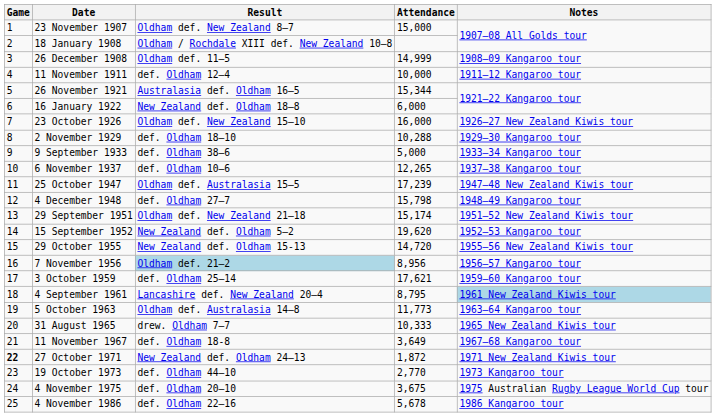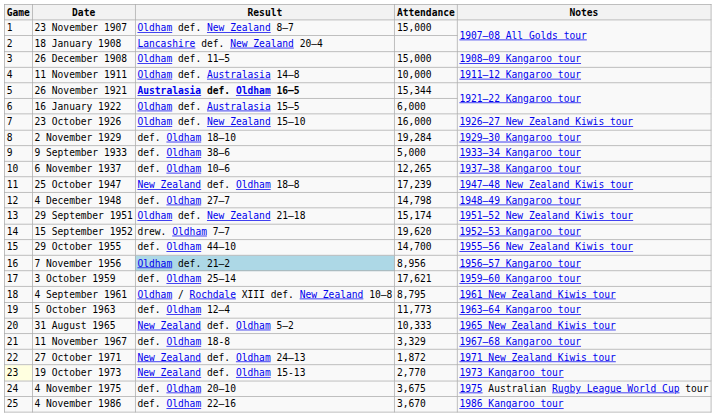(265, 44) Oldham / Rochdale XIII def. New Zealand 10–8 -> (230, 44) Lancashire def. New Zealand 20–4
(414, 59) 14,999 -> (414, 59) 15,000
(184, 75) def. Oldham 12–4 -> (219, 75) Oldham def. Australasia 14–8
(219, 91) normal -> (219, 91) bold
(219, 106) New Zealand def. Oldham 18–8 -> (219, 106) Oldham def. Australasia 15–5
(414, 138) 10,288 -> (414, 138) 19,284
(219, 185) Oldham def. Australasia 15–5 -> (219, 185) New Zealand def. Oldham 18–8
(414, 200) 15,798 -> (414, 200) 14,798
(216, 232) New Zealand def. Oldham 5–2 -> (184, 232) drew. Oldham 7–7
(221, 247) New Zealand def. Oldham 15-13 -> (187, 247) def. Oldham 44–10
(414, 247) 14,720 -> (414, 247) 14,700
(230, 294) Lancashire def. New Zealand 20–4 -> (265, 294) Oldham / Rochdale XIII def. New Zealand 10–8
(538, 294) lightblue background -> (538, 294) no background
(219, 310) Oldham def. Australasia 14–8 -> (184, 310) def. Oldham 12–4
(184, 326) drew. Oldham 7–7 -> (216, 326) New Zealand def. Oldham 5–2
(411, 341) 3,649 -> (411, 341) 3,329
(12, 357) bold -> (12, 357) normal
(12, 373) no background -> (12, 373) lightyellow background
(187, 373) def. Oldham 44–10 -> (221, 373) New Zealand def. Oldham 15-13
(411, 404) 5,678 -> (411, 404) 3,670
